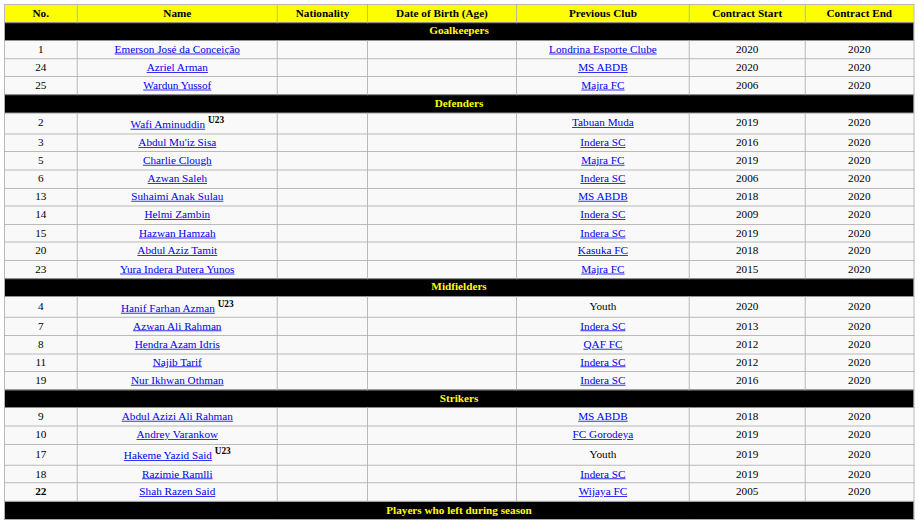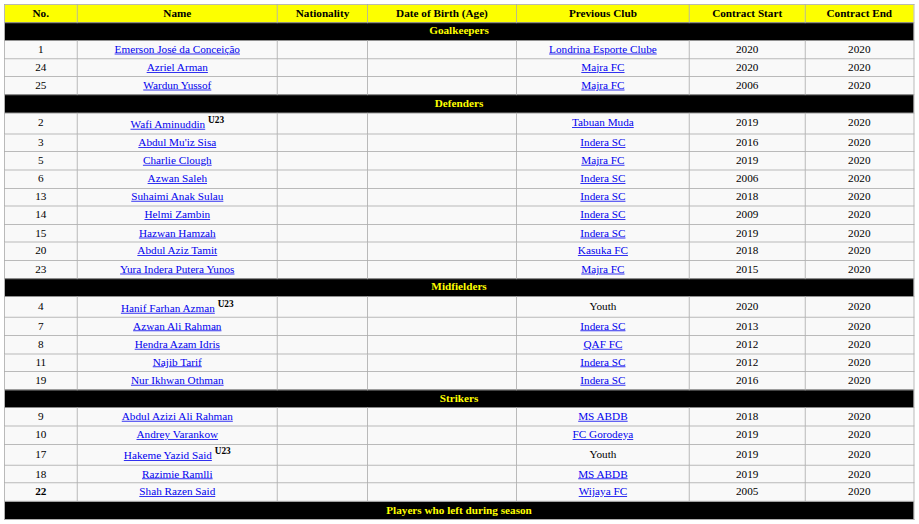(603, 67) MS ABDB -> (603, 67) Majra FC
(603, 197) MS ABDB -> (603, 197) Indera SC
(603, 474) Indera SC -> (603, 474) MS ABDB
